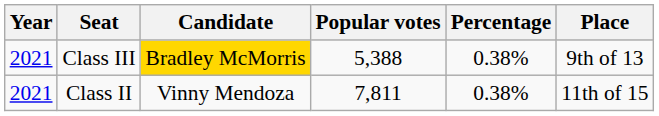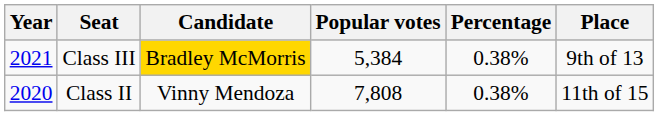(378, 57) 5,388 -> (378, 57) 5,384
(31, 93) 2021 -> (31, 93) 2020
(378, 93) 7,811 -> (378, 93) 7,808
